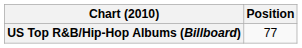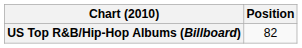(270, 33) 77 -> (270, 33) 82
